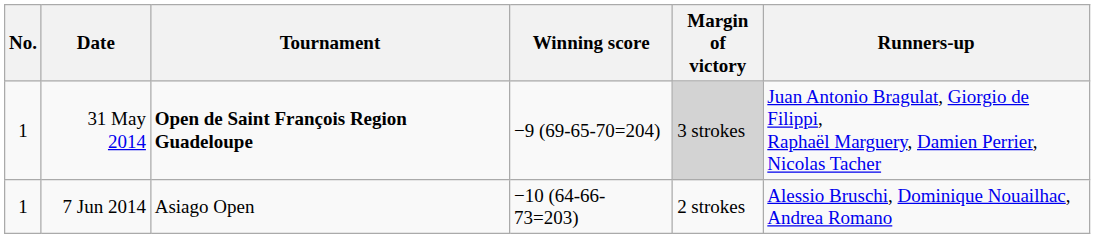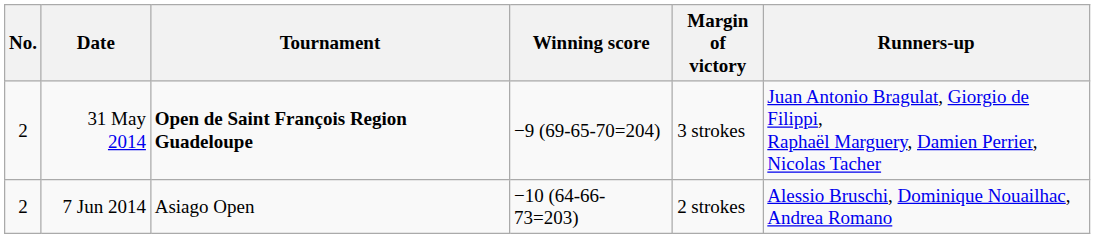(23, 130) 1 -> (23, 130) 2
(711, 130) lightgrey background -> (711, 130) no background
(23, 206) 1 -> (23, 206) 2
